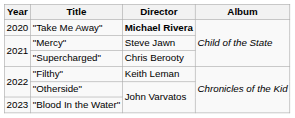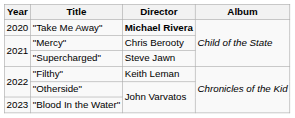(150, 43) Steve Jawn -> (154, 43) Chris Berooty
(154, 58) Chris Berooty -> (150, 58) Steve Jawn
